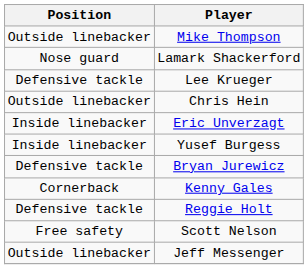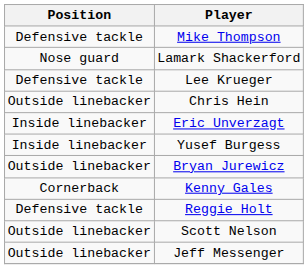(79, 37) Outside linebacker -> (79, 37) Defensive tackle
(79, 167) Defensive tackle -> (79, 167) Outside linebacker
(79, 231) Free safety -> (79, 231) Outside linebacker
